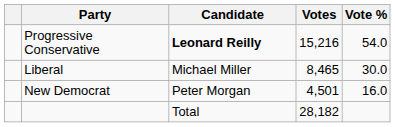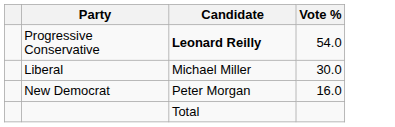- column: (319, 14)
